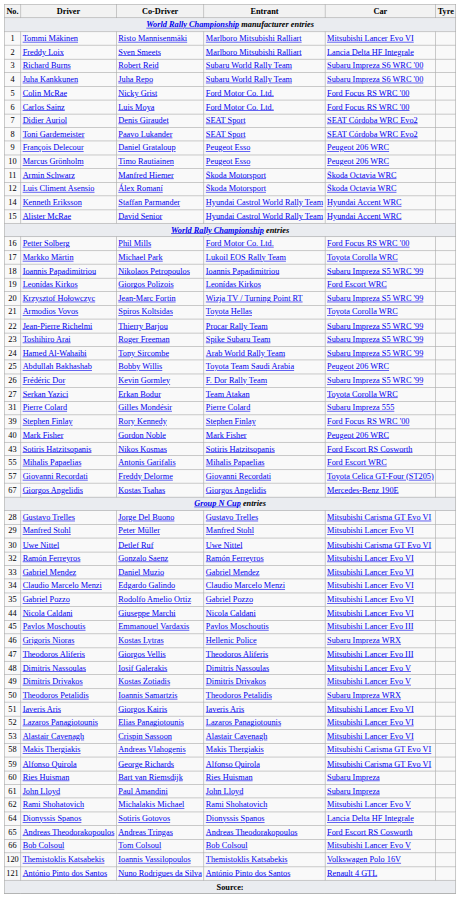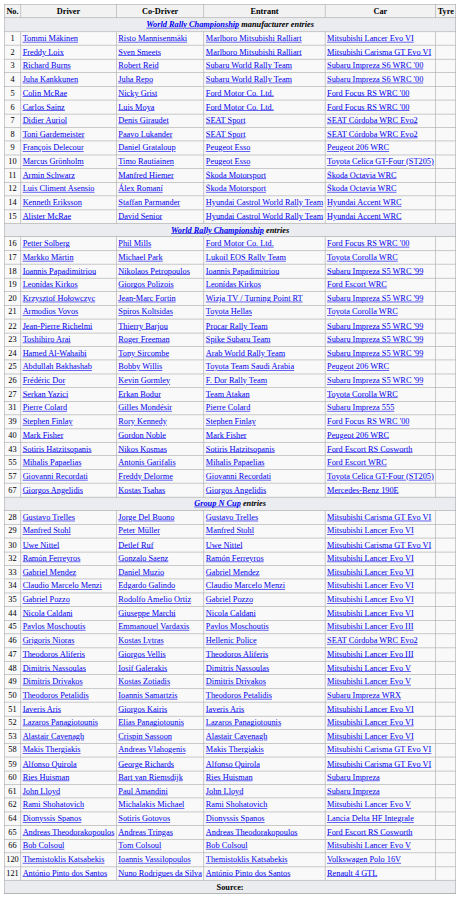(370, 51) Lancia Delta HF Integrale -> (379, 51) Mitsubishi Carisma GT Evo VI
(358, 161) Peugeot 206 WRC -> (380, 161) Toyota Celica GT-Four (ST205)
(364, 640) Subaru Impreza WRX -> (372, 640) SEAT Córdoba WRC Evo2
